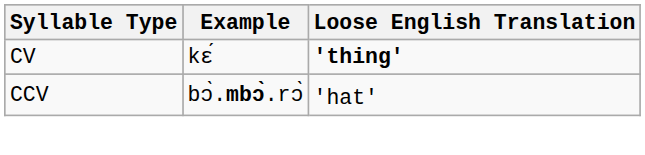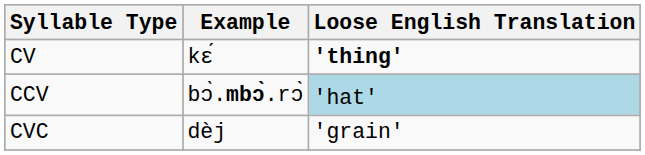(346, 98) no background -> (346, 98) lightblue background
+ row: (29, 133)
